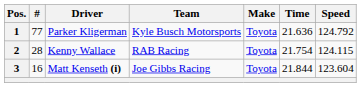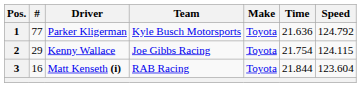(37, 50) 28 -> (37, 50) 29
(161, 50) RAB Racing -> (171, 50) Joe Gibbs Racing
(171, 68) Joe Gibbs Racing -> (161, 68) RAB Racing
